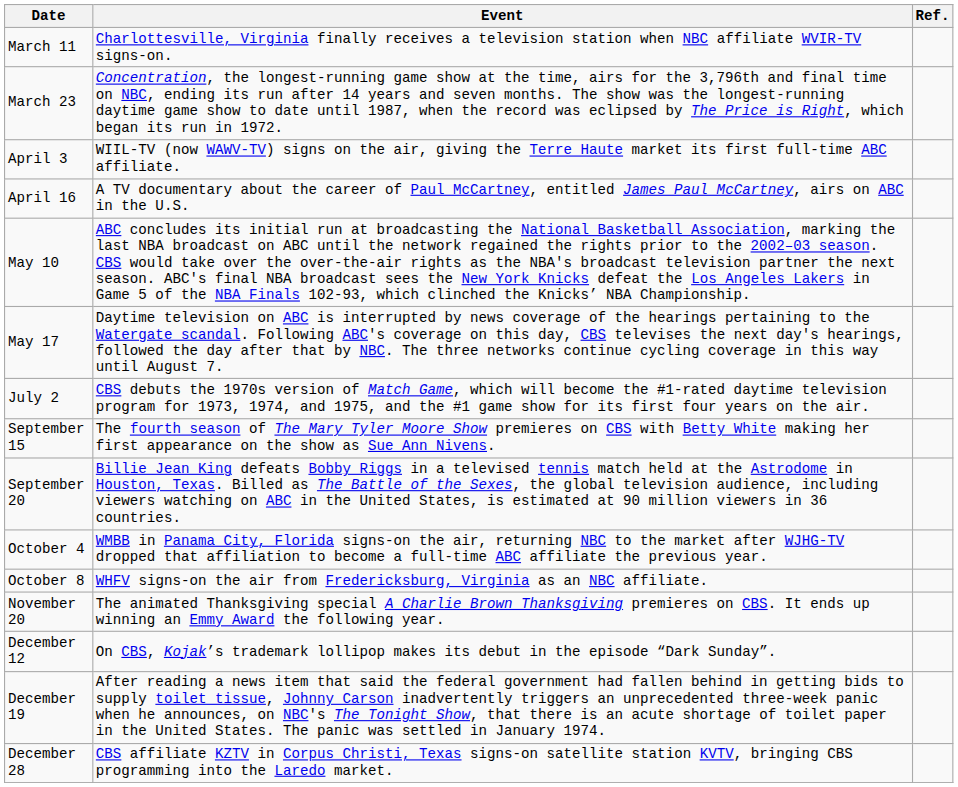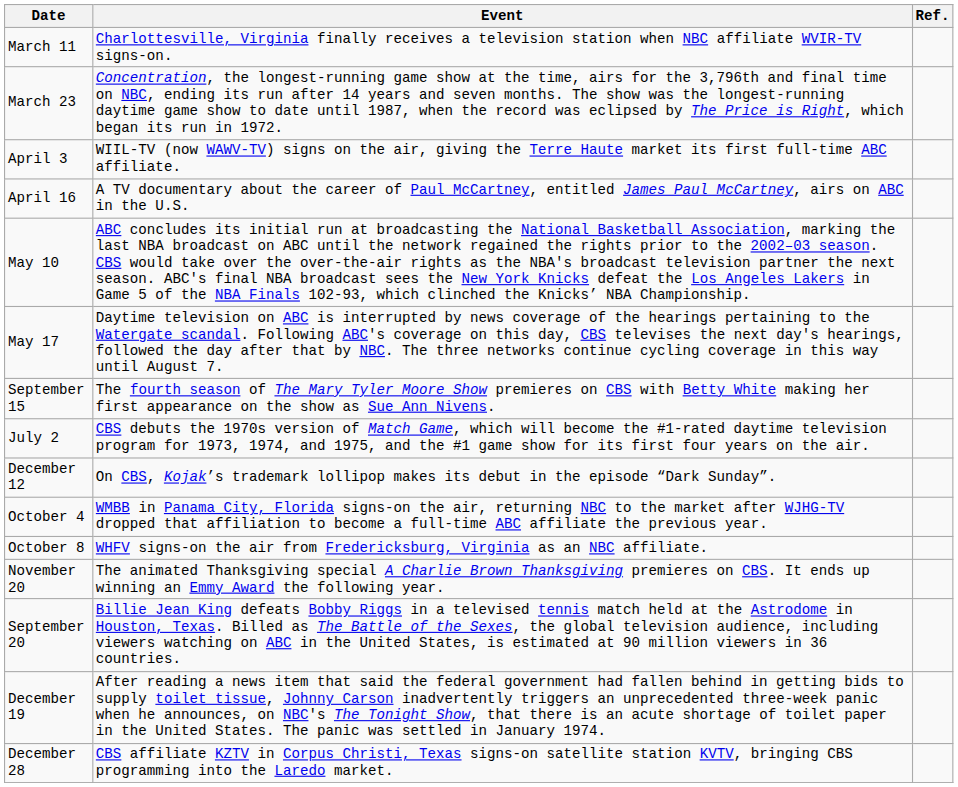rows swapped: (33, 398) <-> (46, 438)
rows swapped: (46, 494) <-> (42, 651)
